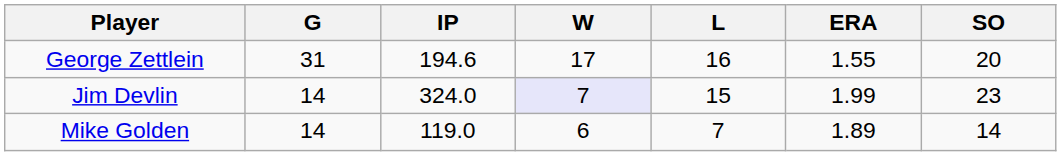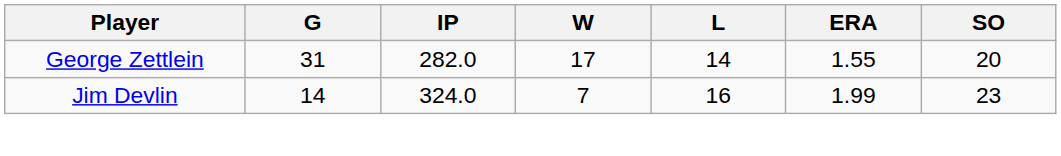(448, 58) 194.6 -> (448, 58) 282.0
(718, 58) 16 -> (718, 58) 14
(583, 95) lavender background -> (583, 95) no background
(718, 95) 15 -> (718, 95) 16
- row: (125, 131)
